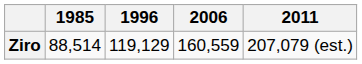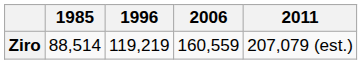(139, 45) 119,129 -> (139, 45) 119,219
